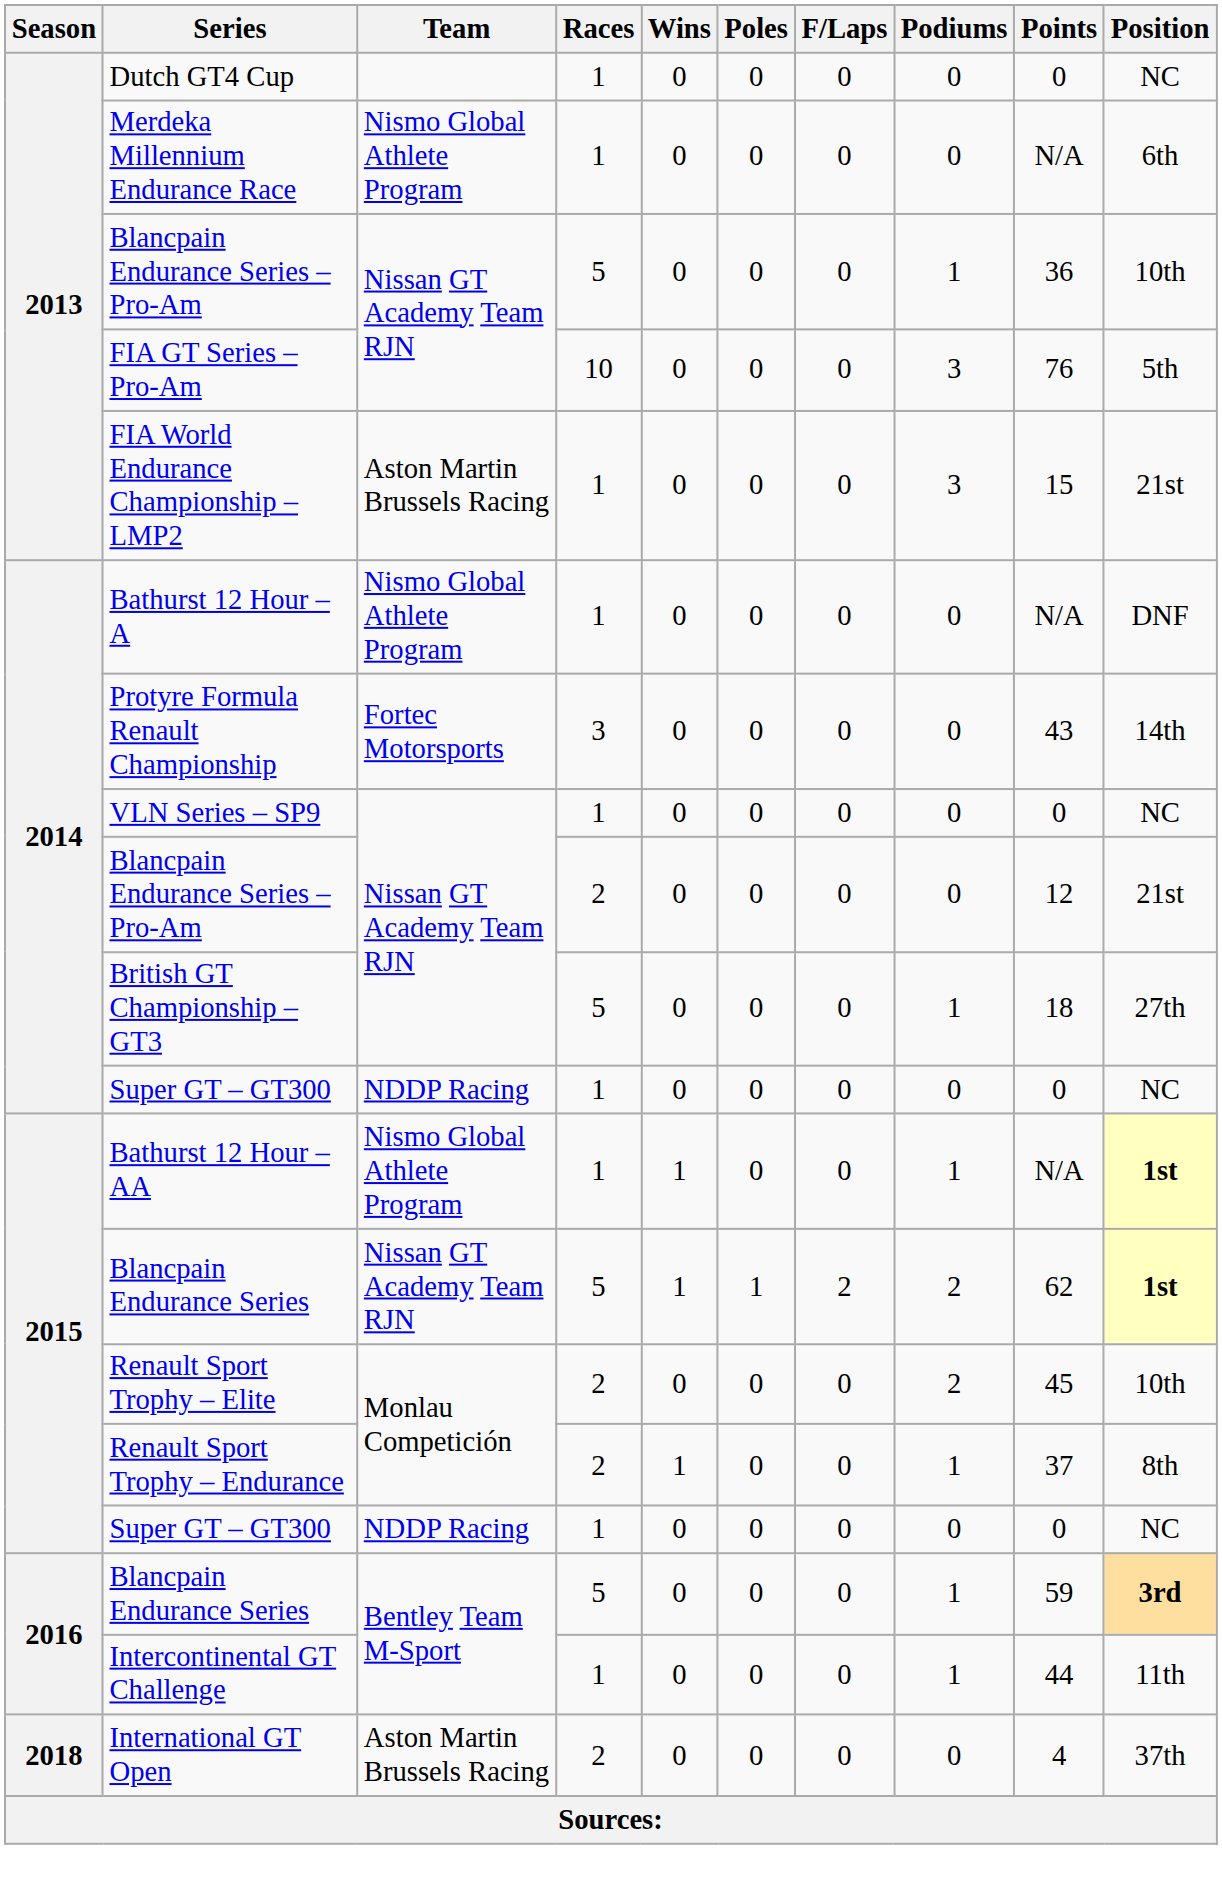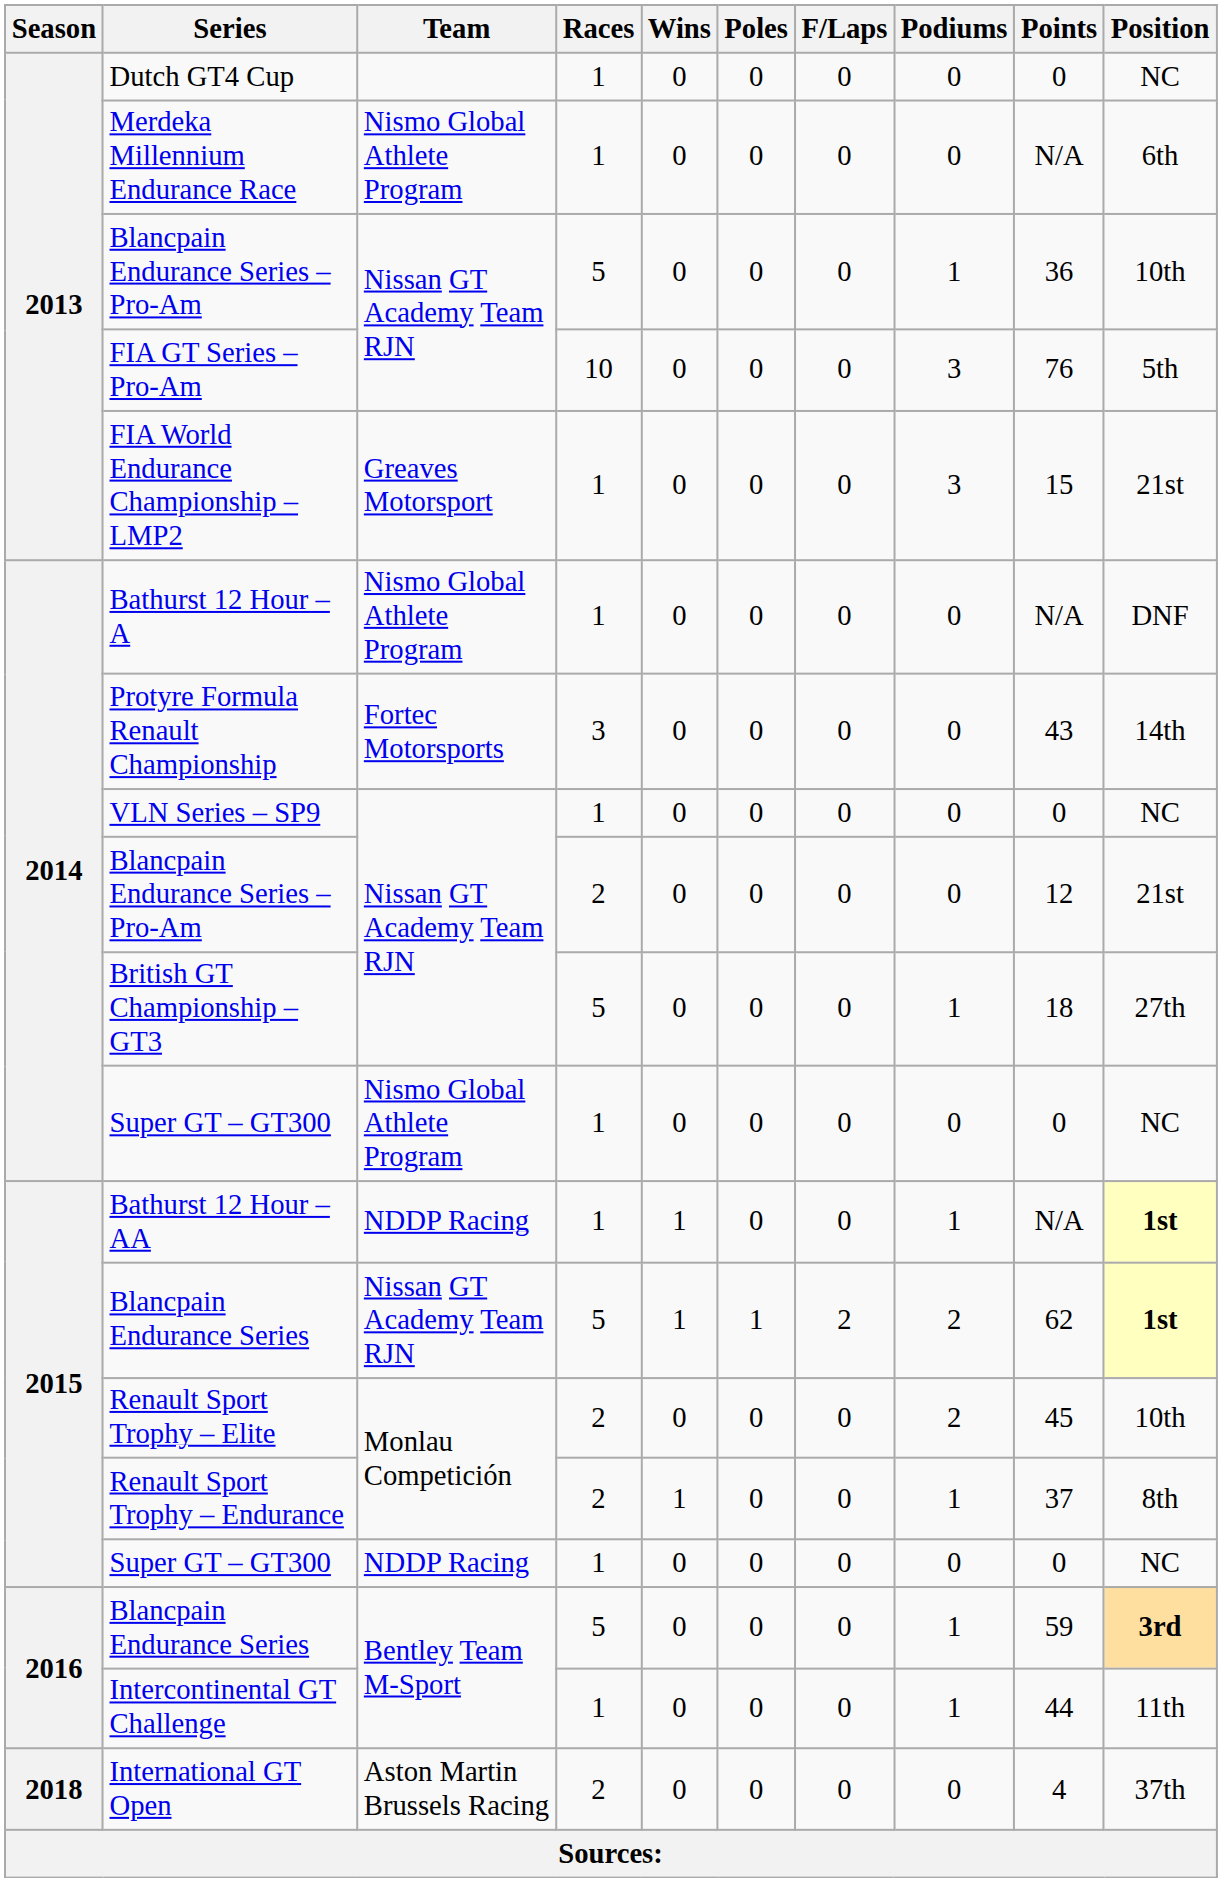(457, 484) Aston Martin Brussels Racing -> (428, 484) Greaves Motorsport
(446, 1089) NDDP Racing -> (445, 1123) Nismo Global Athlete Program
(445, 1170) Nismo Global Athlete Program -> (446, 1221) NDDP Racing
